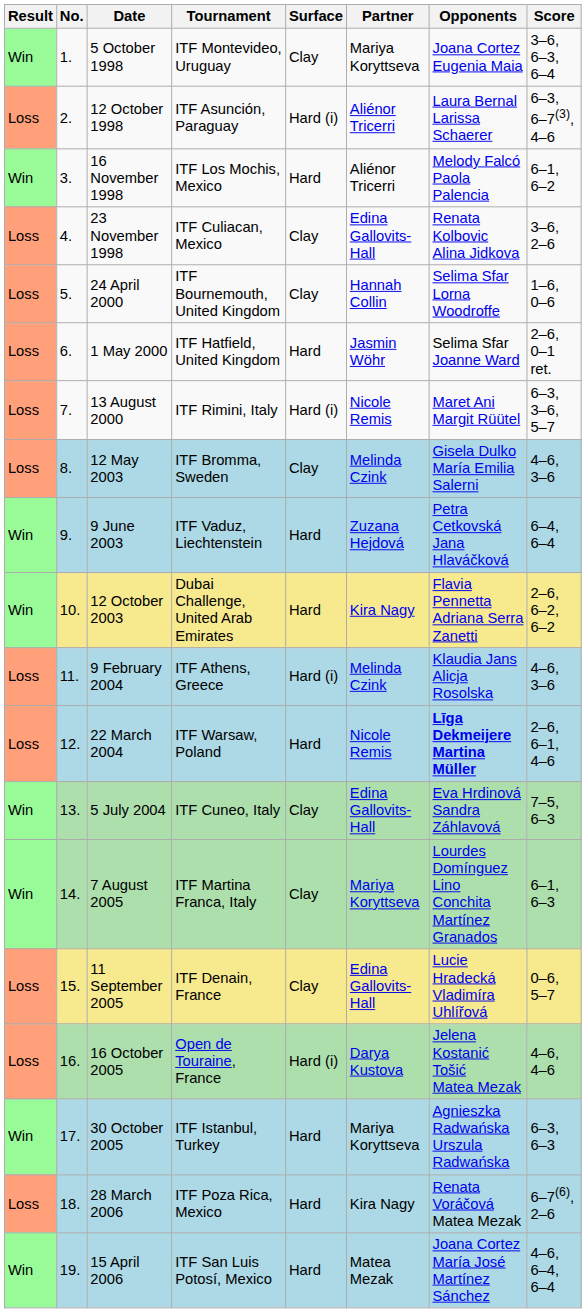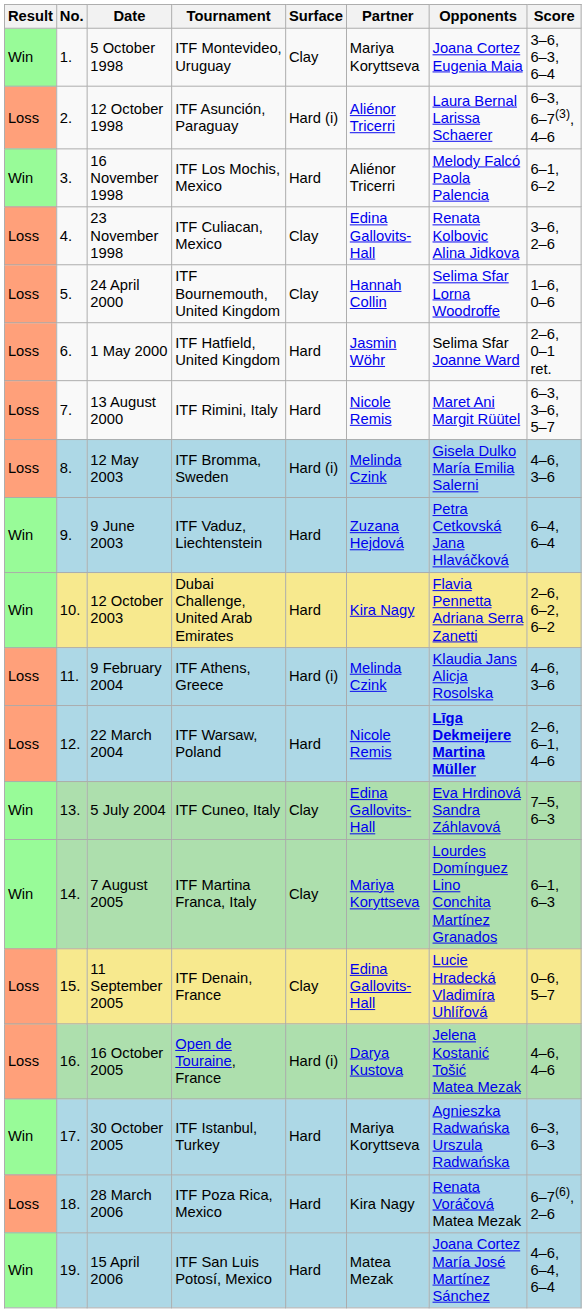(313, 409) Hard (i) -> (305, 409) Hard
(304, 467) Clay -> (313, 467) Hard (i)
